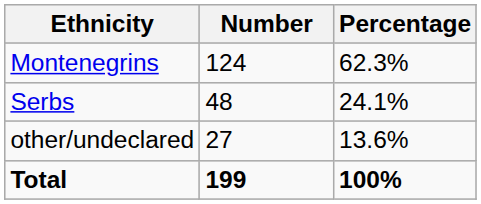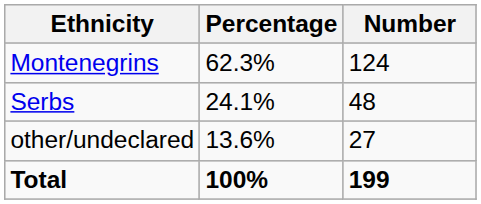columns swapped: (267, 23) <-> (405, 23)
